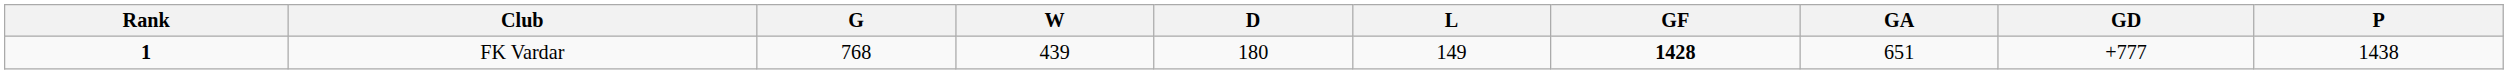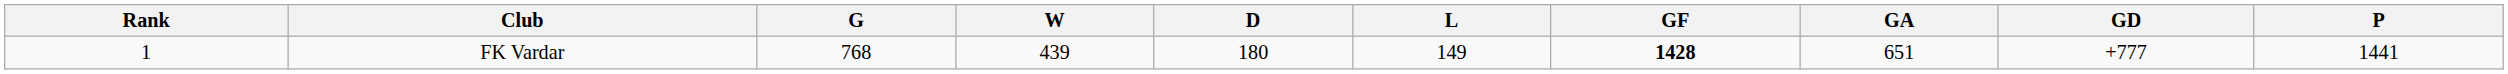(146, 52) bold -> (146, 52) normal
(2379, 52) 1438 -> (2379, 52) 1441
